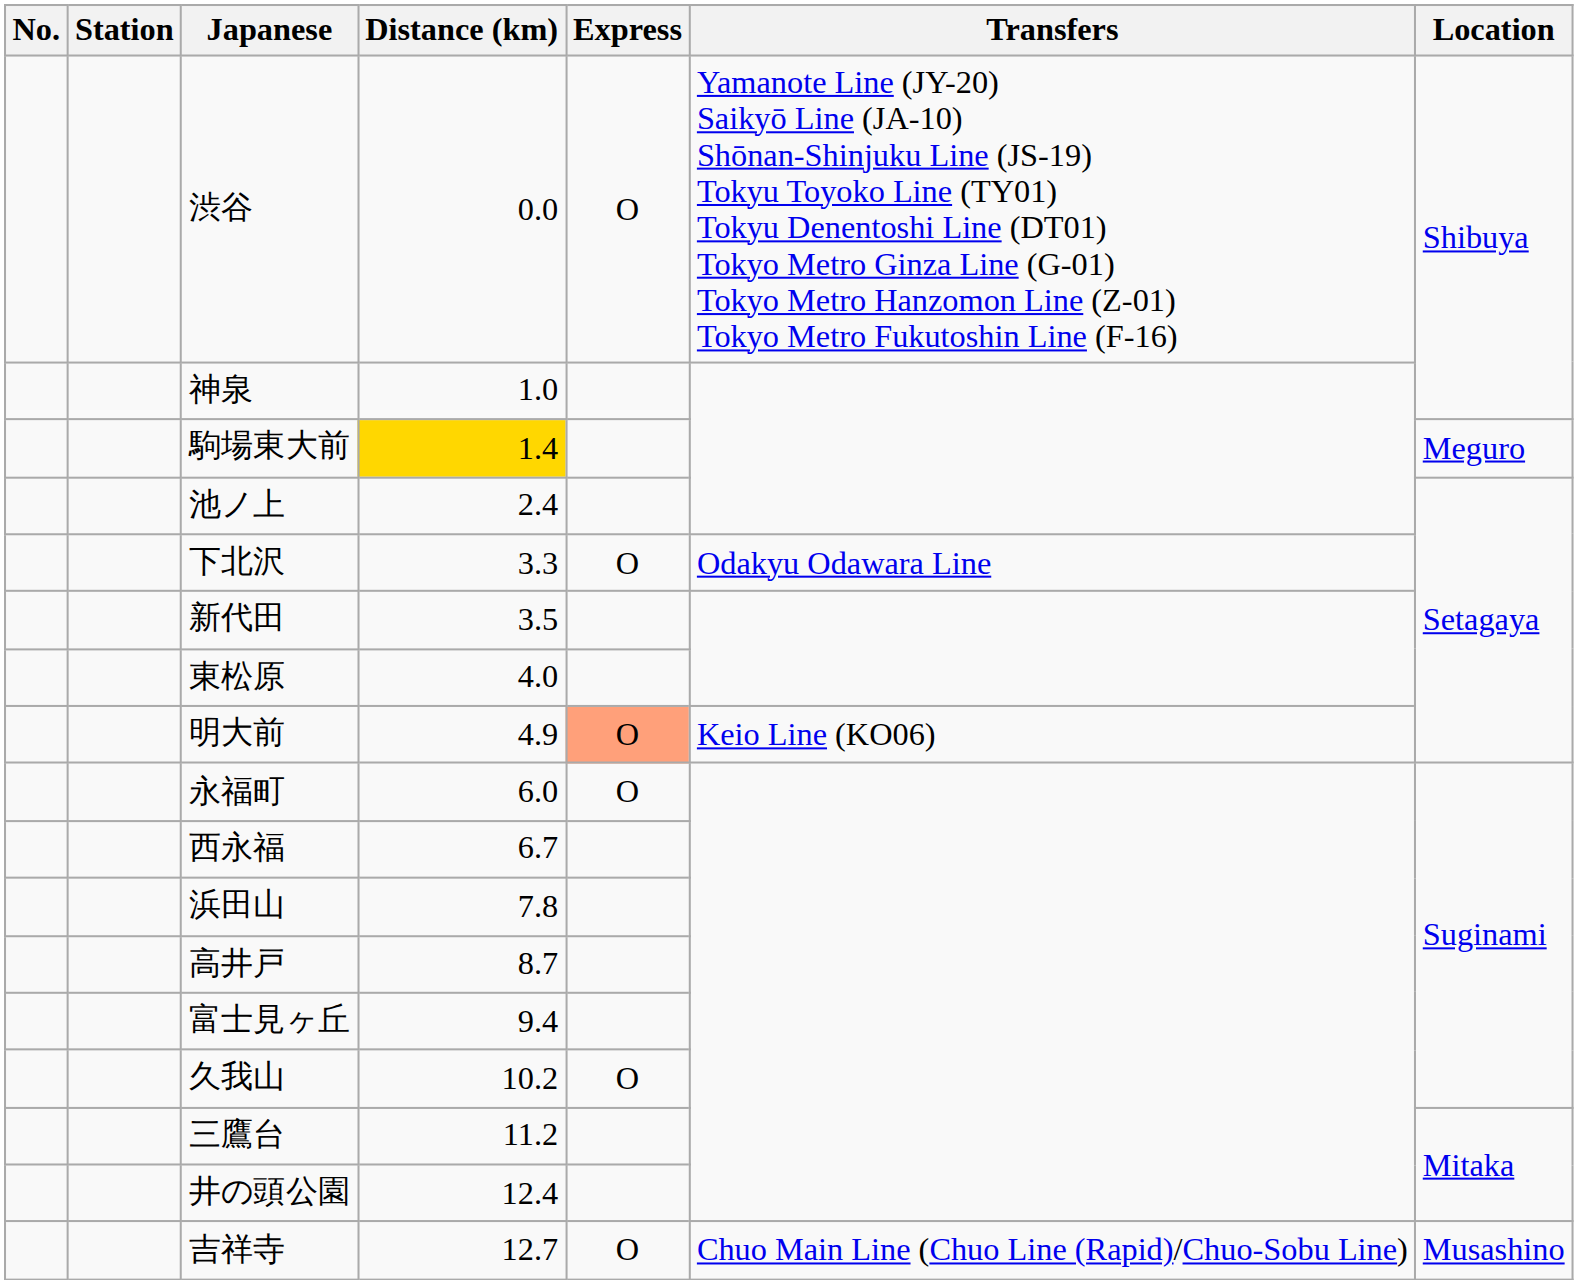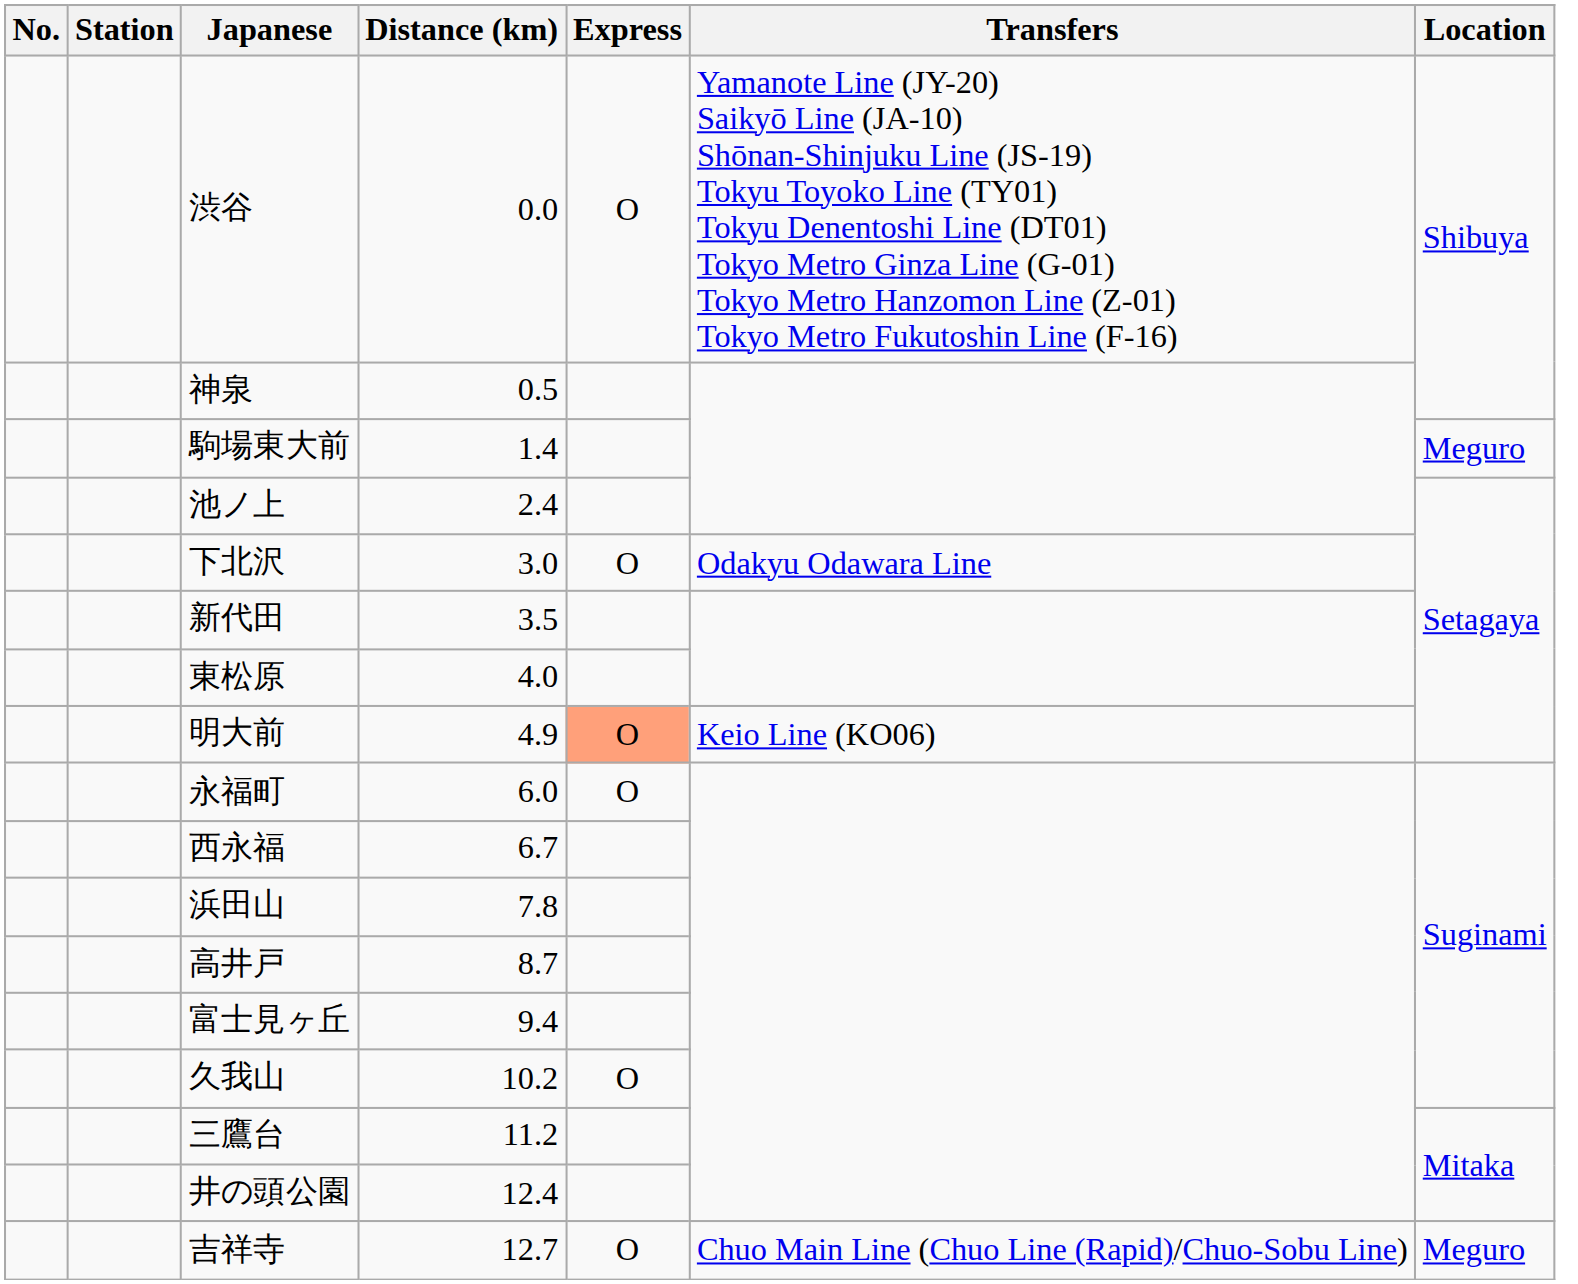(538, 390) 1.0 -> (538, 390) 0.5
(538, 447) gold background -> (538, 447) no background
(538, 562) 3.3 -> (538, 562) 3.0
(1494, 1249) Musashino -> (1474, 1249) Meguro
